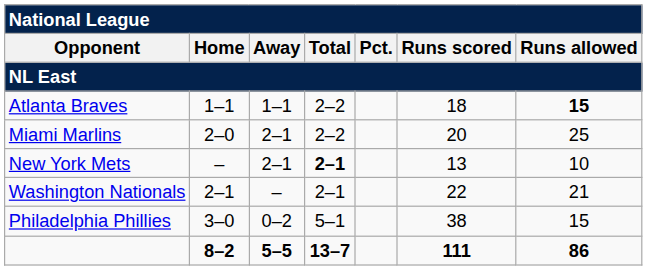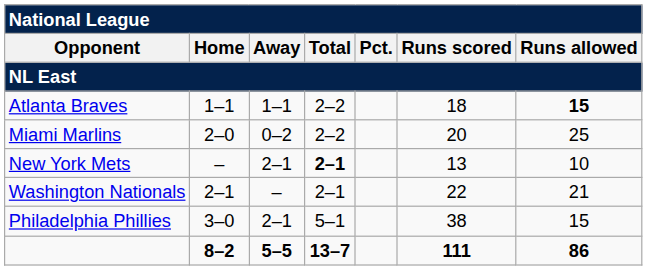(277, 135) 2–1 -> (277, 135) 0–2
(277, 221) 0–2 -> (277, 221) 2–1
